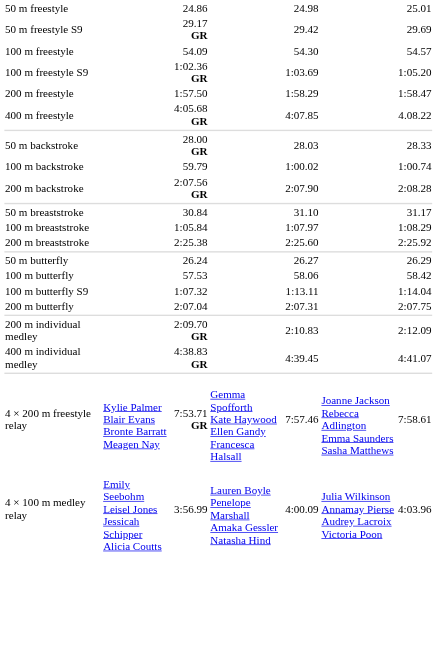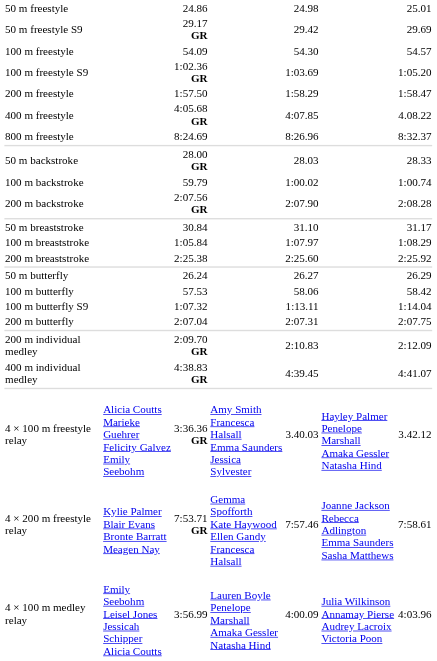+ row: (39, 136)
+ row: (48, 434)
